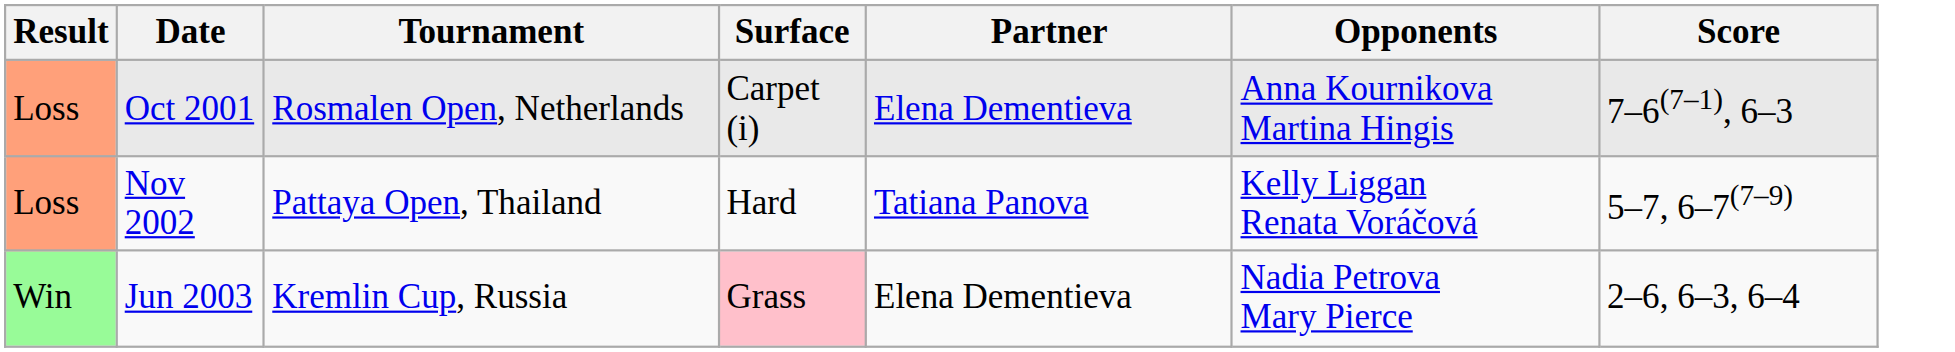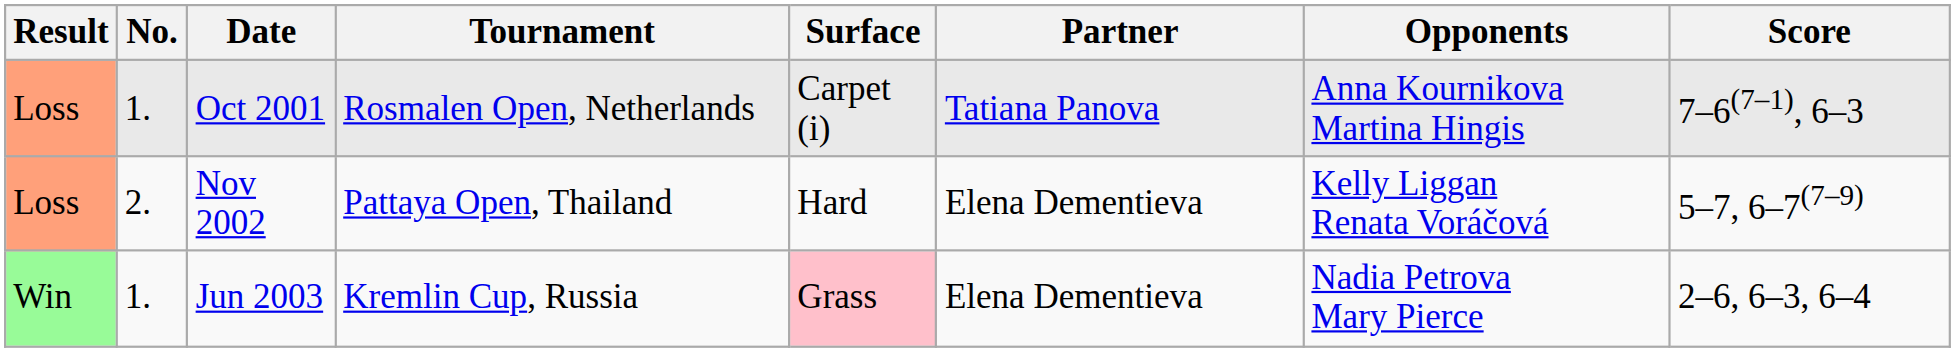+ column: (152, 32)
(1003, 107) Elena Dementieva -> (1052, 107) Tatiana Panova
(981, 202) Tatiana Panova -> (1074, 202) Elena Dementieva
